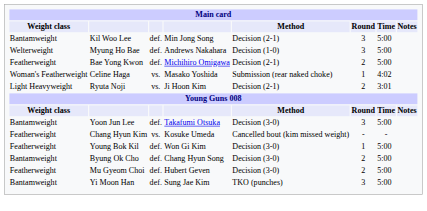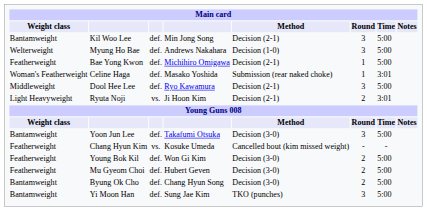(363, 62) 2 -> (363, 62) 1
(156, 74) vs. -> (156, 74) def.
(384, 74) 4:02 -> (384, 74) 3:01
+ row: (112, 86)
(363, 146) 1 -> (363, 158) 2
rows swapped: (117, 170) <-> (114, 158)
